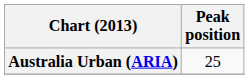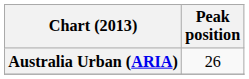(213, 61) 25 -> (213, 61) 26
